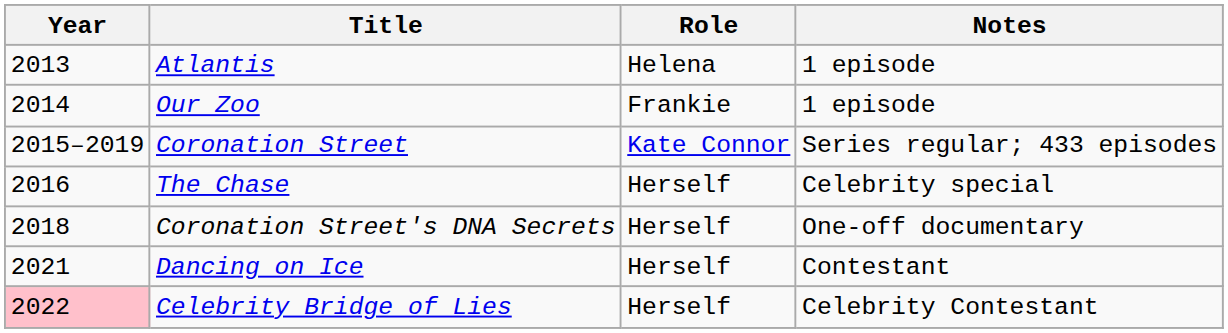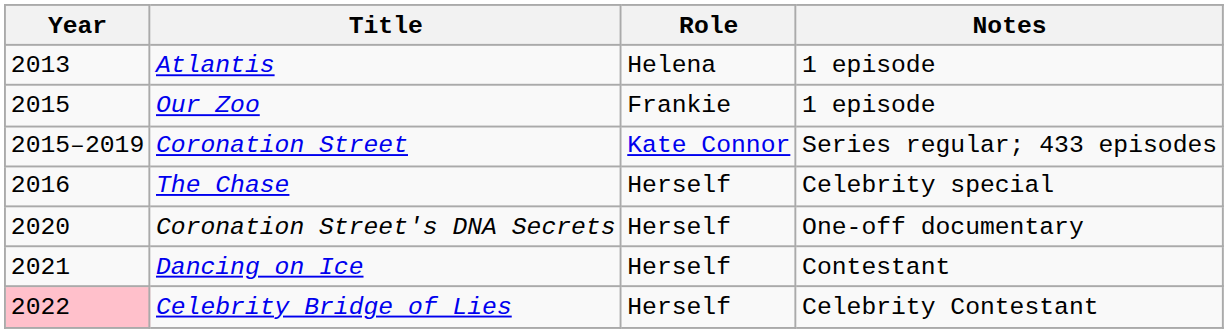(40, 106) 2014 -> (40, 106) 2015
(40, 226) 2018 -> (40, 226) 2020
